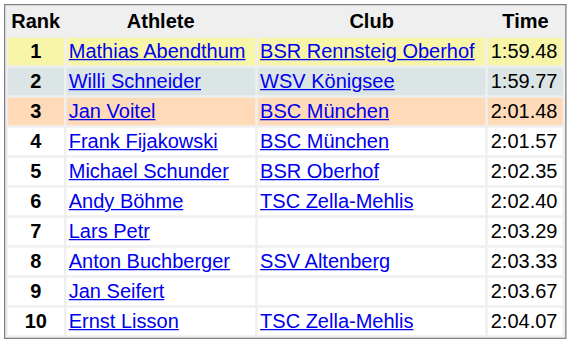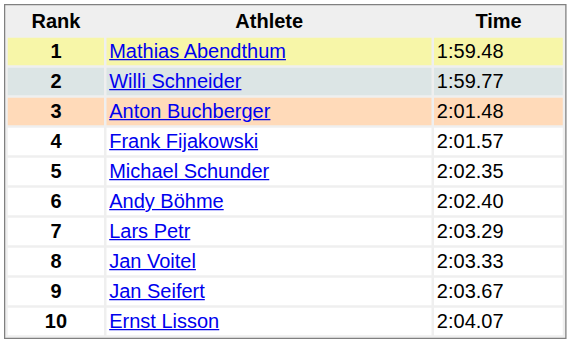- column: (372, 21)
(112, 111) Jan Voitel -> (190, 111) Anton Buchberger
(149, 261) Anton Buchberger -> (153, 261) Jan Voitel
